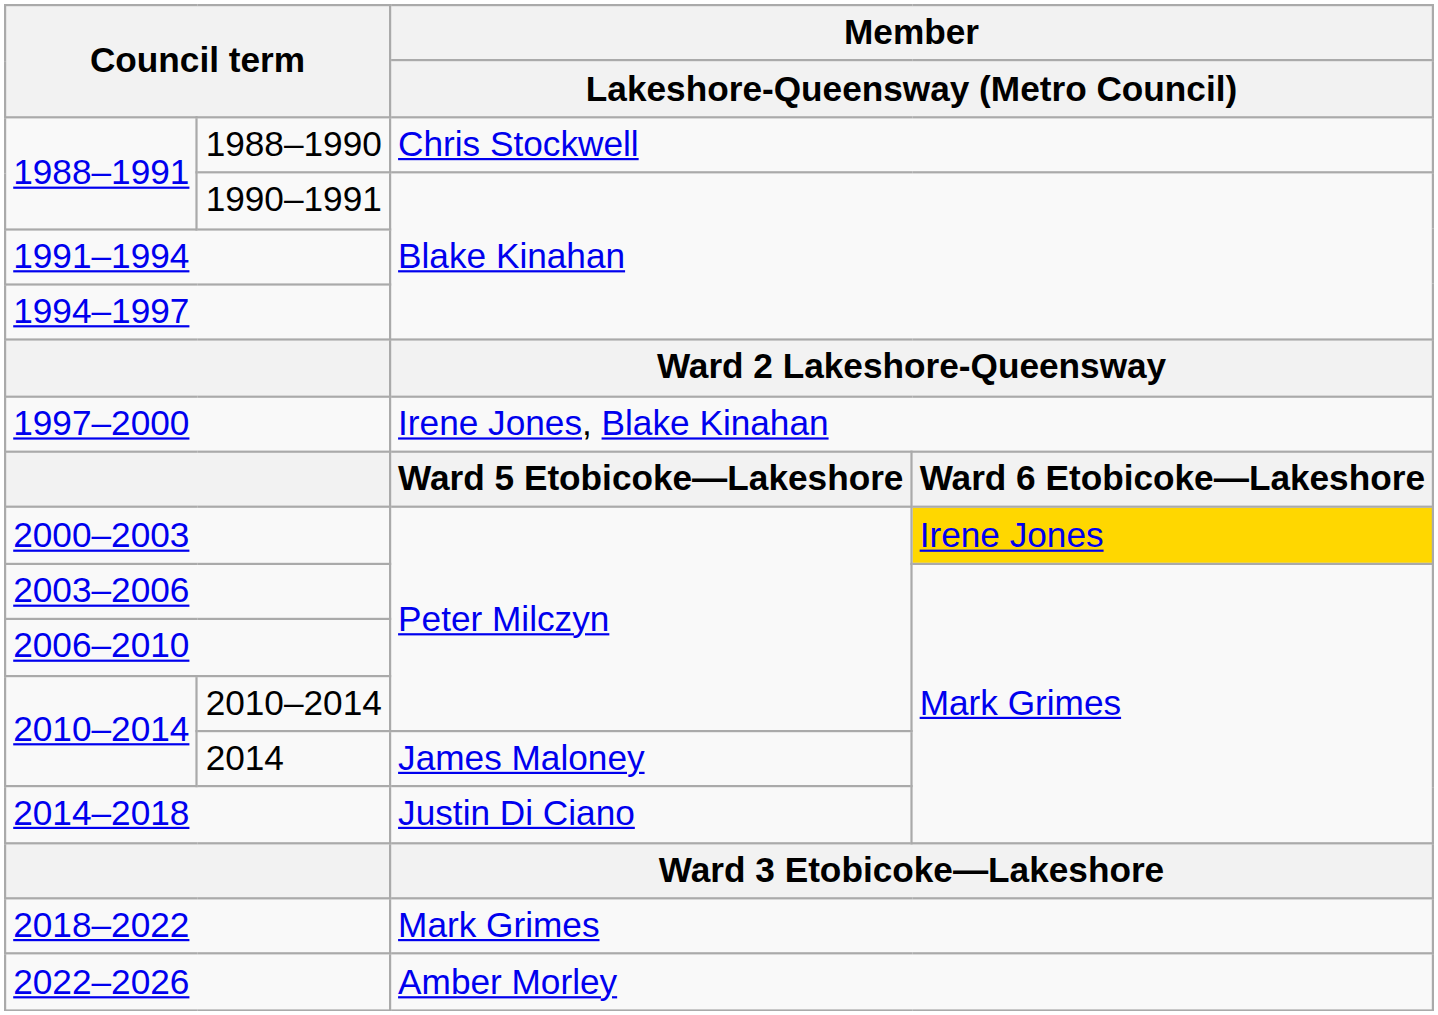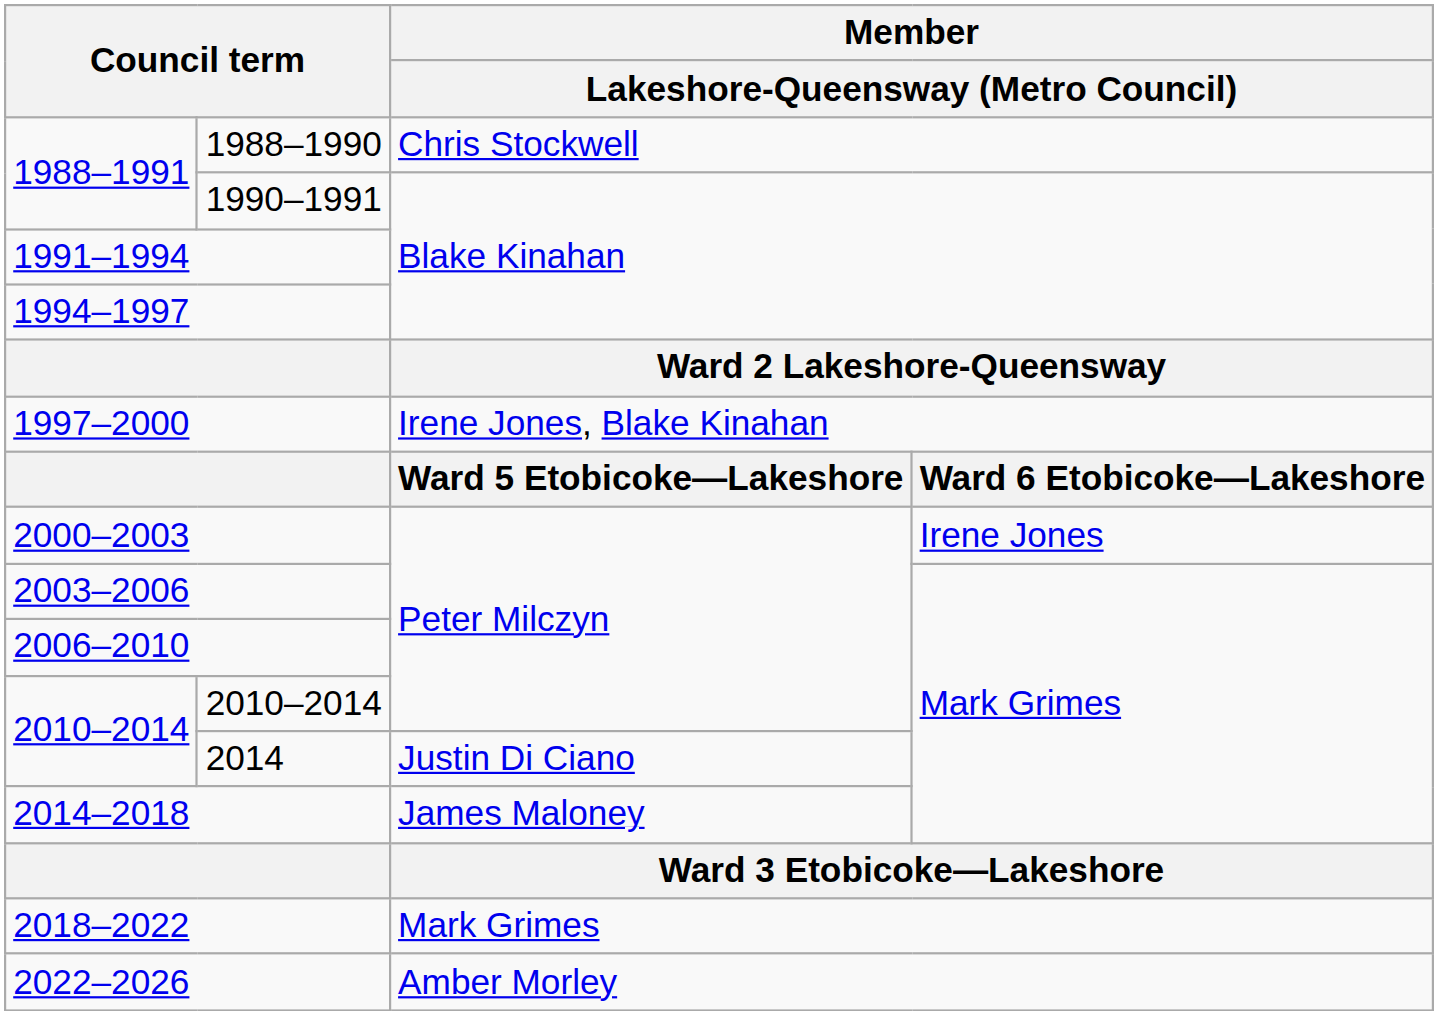(1012, 534) gold background -> (1012, 534) no background
(521, 758) James Maloney -> (516, 758) Justin Di Ciano
(516, 813) Justin Di Ciano -> (521, 813) James Maloney
